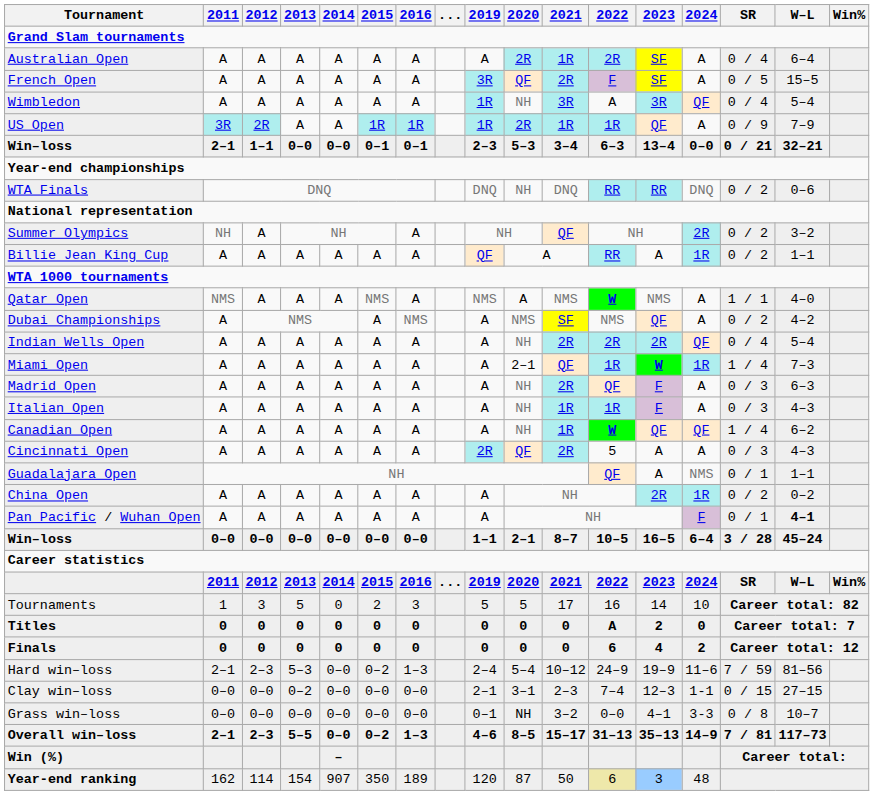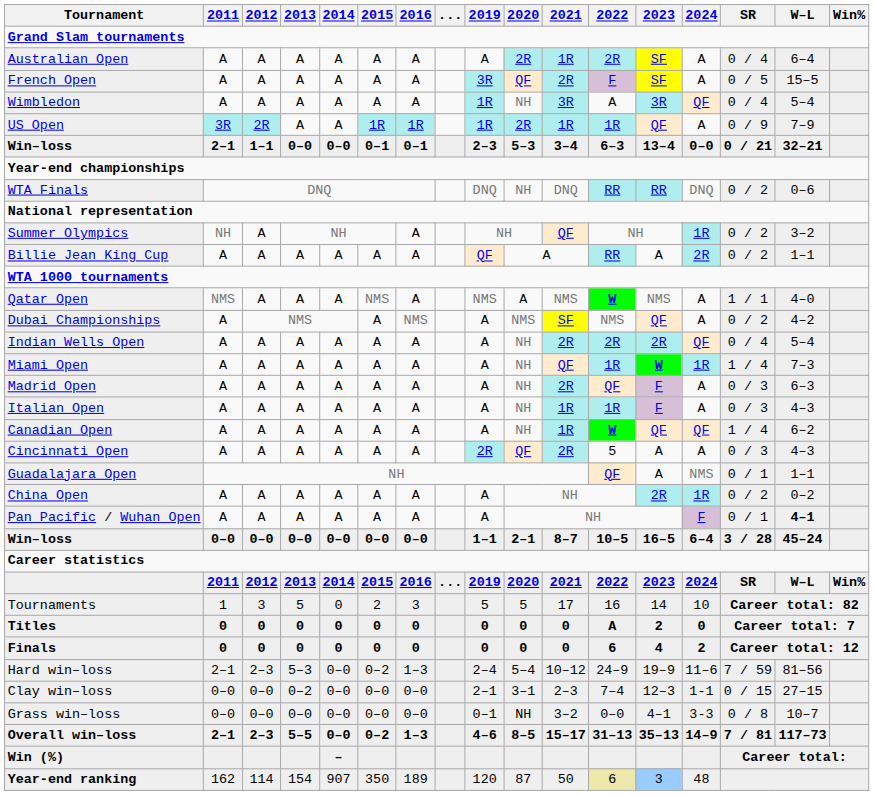(701, 234) 2R -> (701, 234) 1R
(701, 255) 1R -> (701, 255) 2R
(523, 365) 2–1 -> (523, 365) NH
